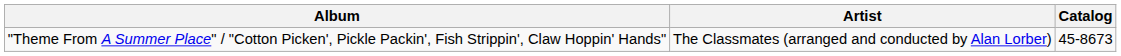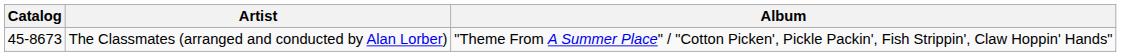columns swapped: (1086, 16) <-> (337, 16)
